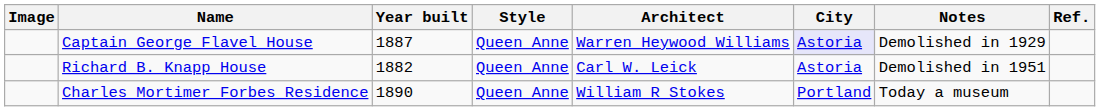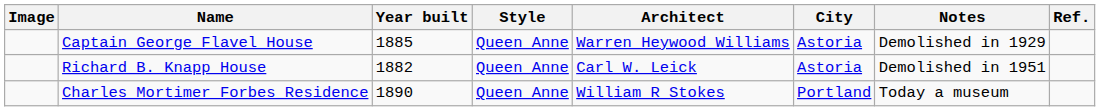(394, 42) 1887 -> (394, 42) 1885
(830, 42) lavender background -> (830, 42) no background
